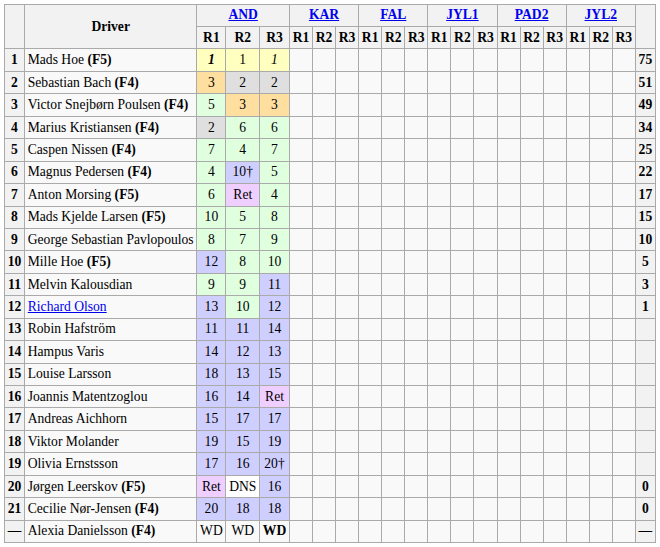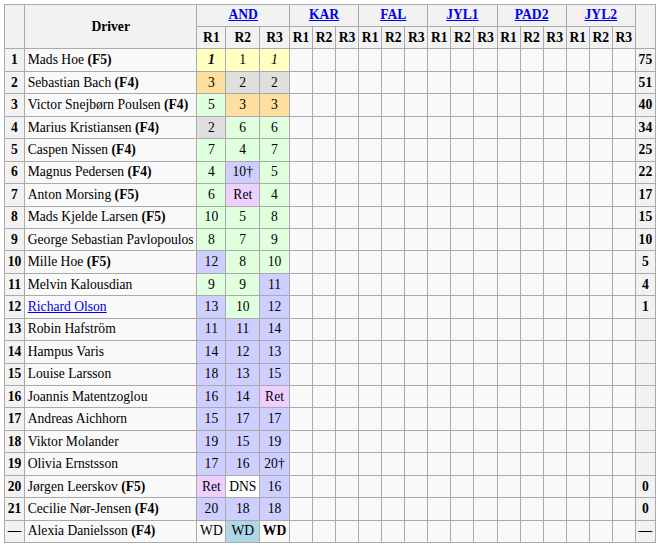(645, 105) 49 -> (645, 105) 40
(645, 284) 3 -> (645, 284) 4
(243, 531) no background -> (243, 531) lightblue background
